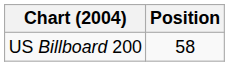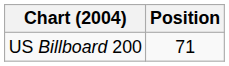(185, 46) 58 -> (185, 46) 71
